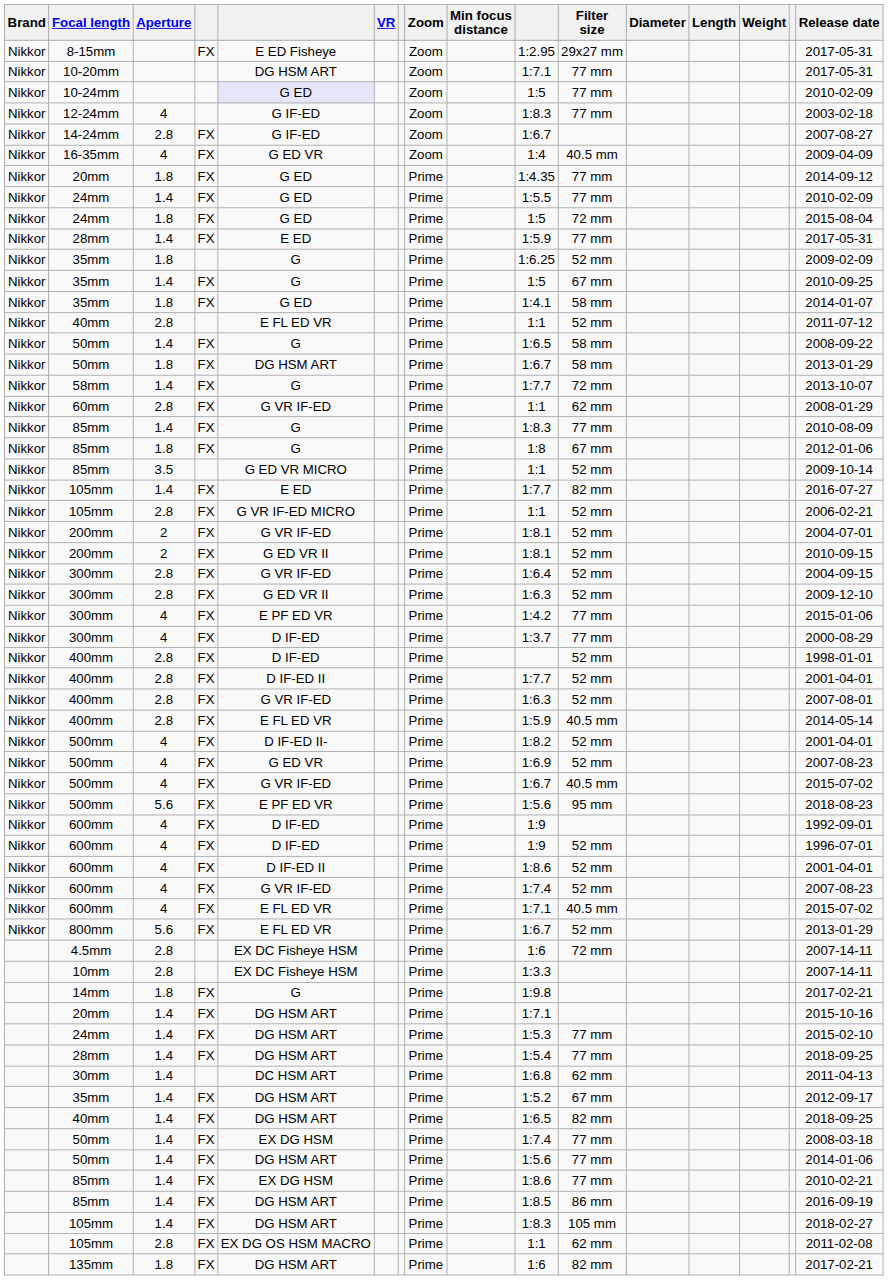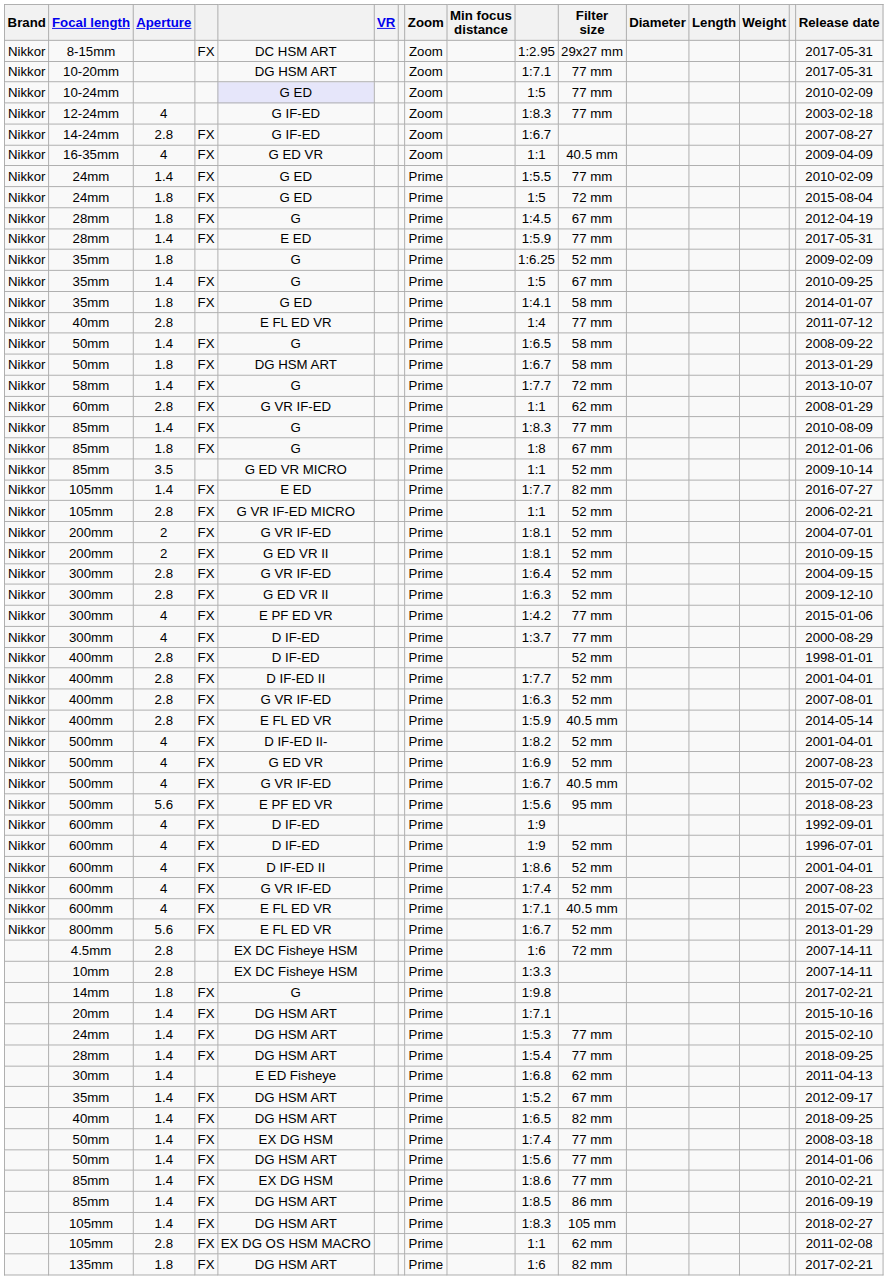(296, 51) E ED Fisheye -> (296, 51) DC HSM ART
(536, 156) 1:4 -> (536, 156) 1:1
- row: (91, 177)
+ row: (91, 218)
(536, 323) 1:1 -> (536, 323) 1:4
(592, 323) 52 mm -> (592, 323) 77 mm
(296, 1077) DC HSM ART -> (296, 1077) E ED Fisheye
